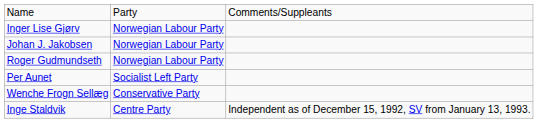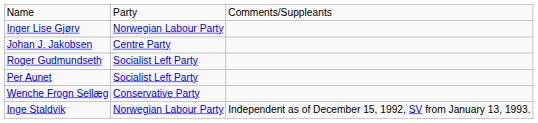(168, 45) Norwegian Labour Party -> (142, 45) Centre Party
(168, 61) Norwegian Labour Party -> (155, 61) Socialist Left Party
(142, 110) Centre Party -> (168, 110) Norwegian Labour Party
